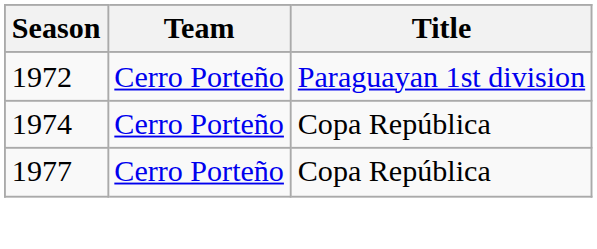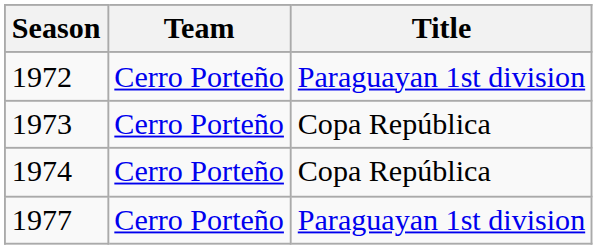+ row: (42, 123)
(394, 171) Copa República -> (441, 219) Paraguayan 1st division
